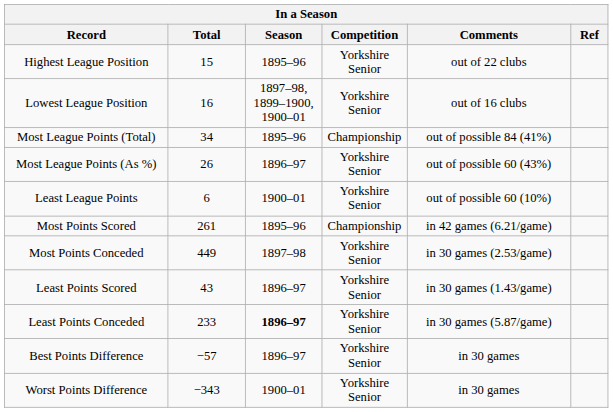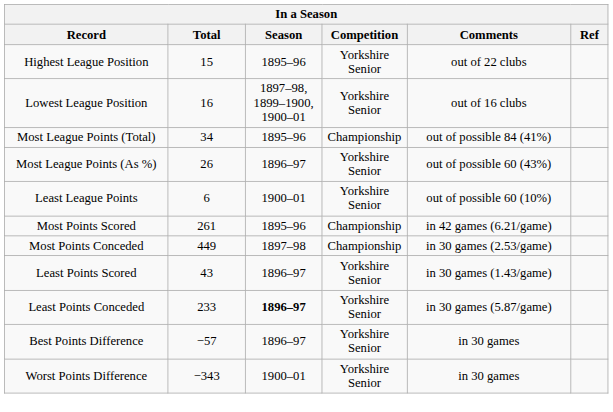(364, 253) Yorkshire Senior -> (364, 245) Championship
